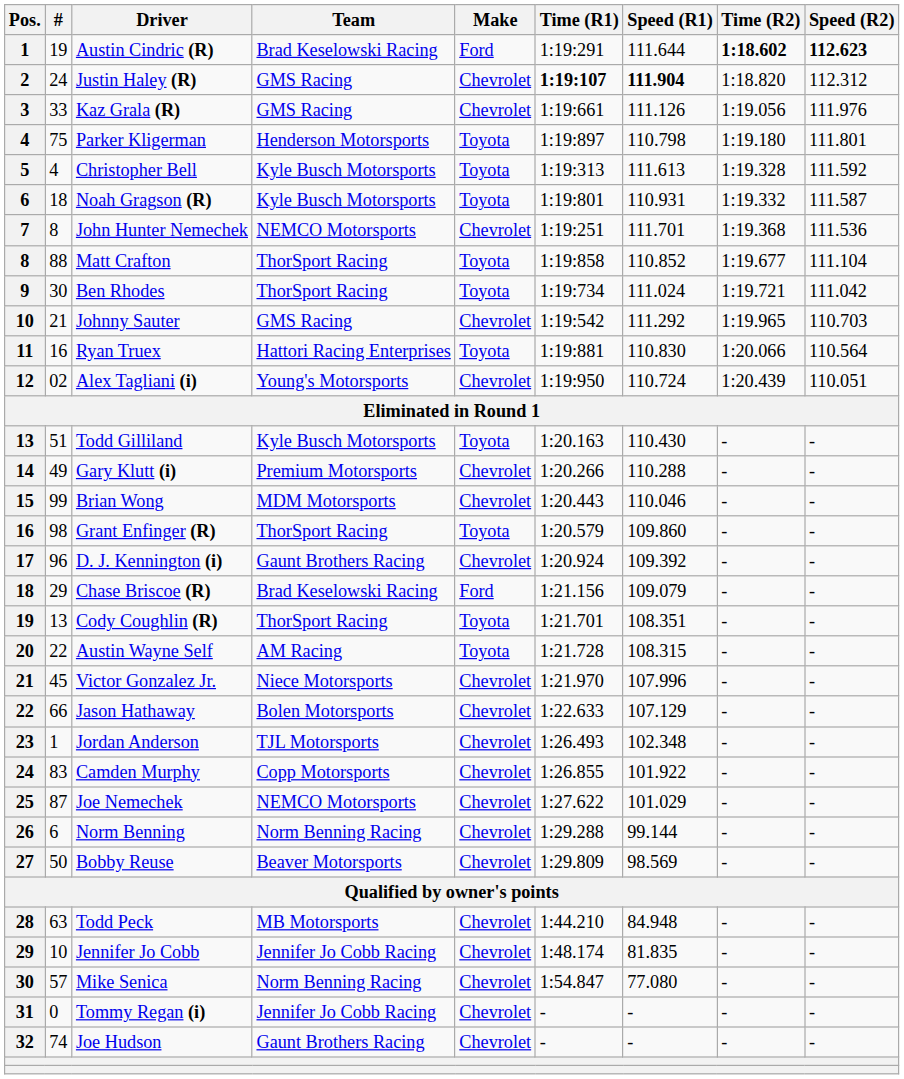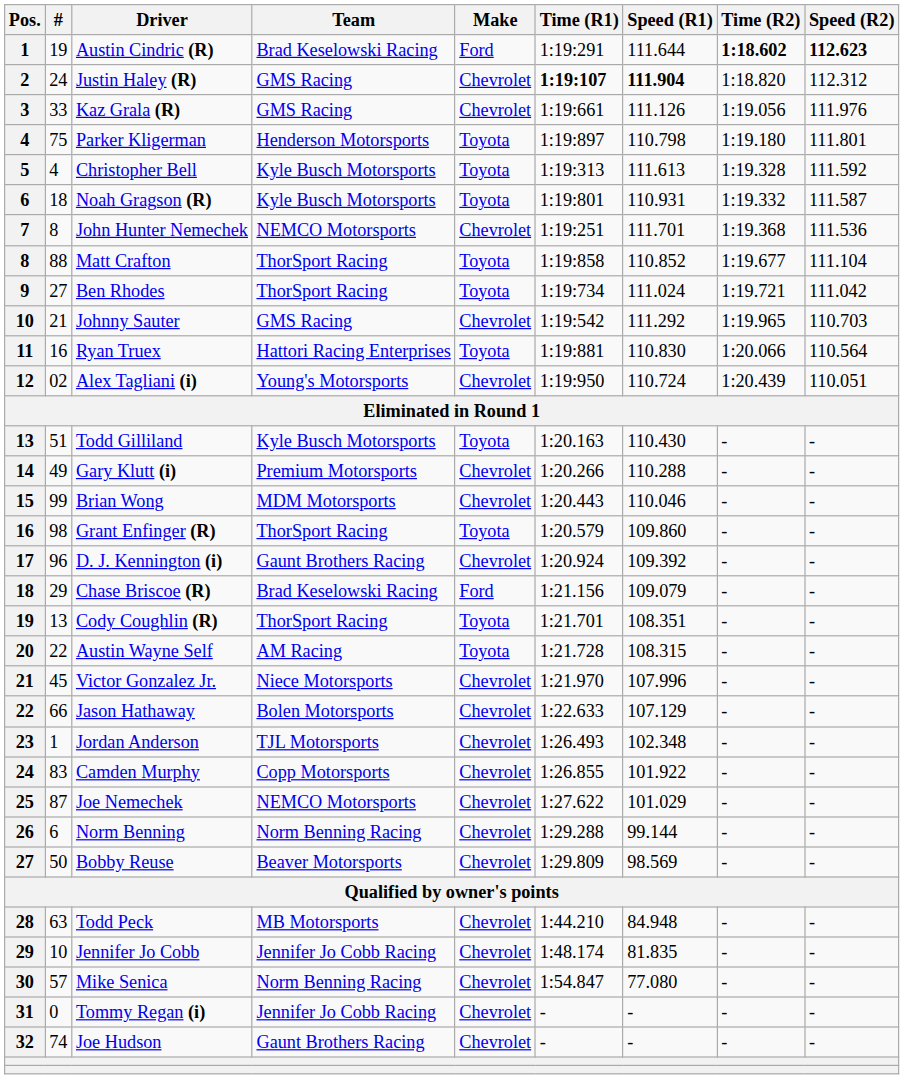(58, 290) 30 -> (58, 290) 27
